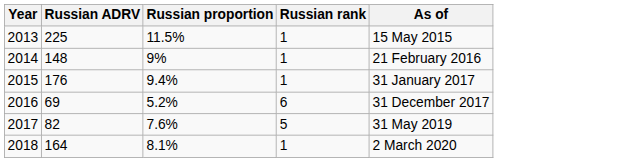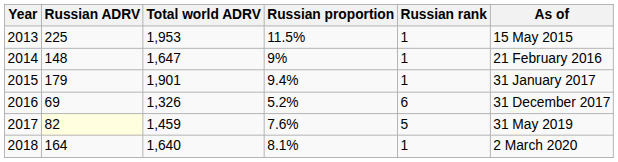+ column: (204, 15)
(56, 80) 176 -> (56, 80) 179
(52, 124) no background -> (52, 124) lightyellow background
